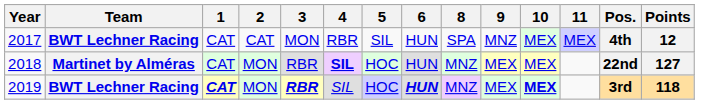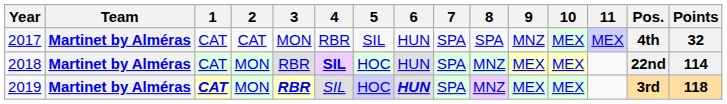+ column: (451, 16)
(124, 40) BWT Lechner Racing -> (120, 40) Martinet by Alméras
(668, 40) 12 -> (696, 40) 32
(668, 63) 127 -> (696, 63) 114
(124, 87) BWT Lechner Racing -> (120, 87) Martinet by Alméras
(540, 87) bold -> (568, 87) normal
